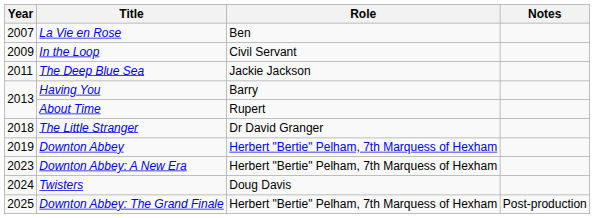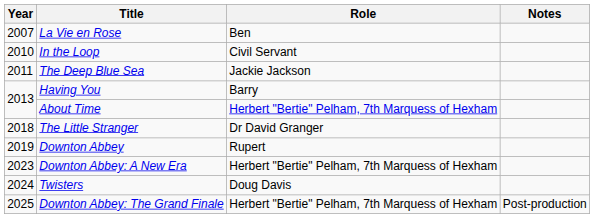(20, 52) 2009 -> (20, 52) 2010
(247, 109) Rupert -> (363, 109) Herbert "Bertie" Pelham, 7th Marquess of Hexham
(363, 147) Herbert "Bertie" Pelham, 7th Marquess of Hexham -> (247, 147) Rupert
